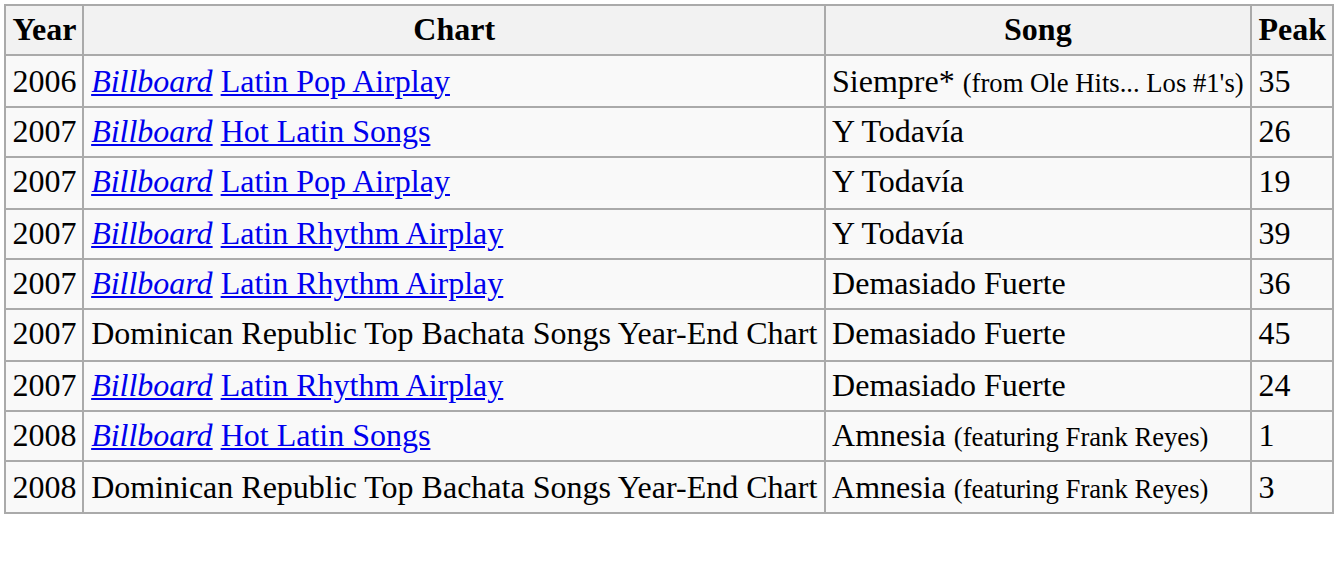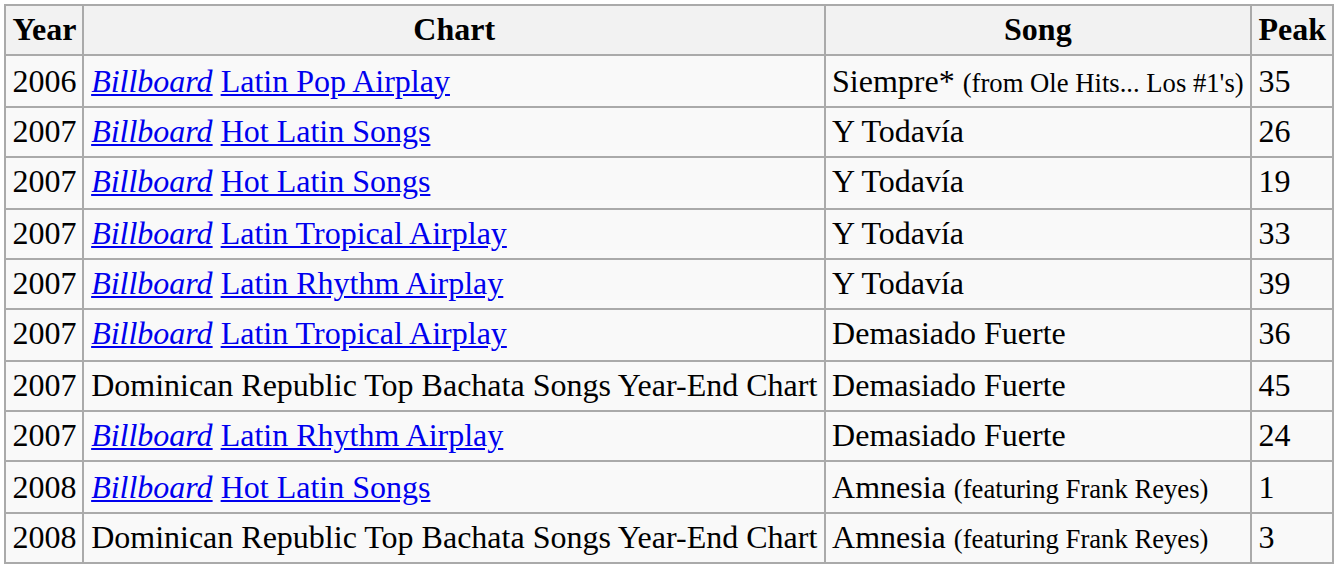(271, 182) Billboard Latin Pop Airplay -> (261, 182) Billboard Hot Latin Songs
+ row: (1274, 232)
(297, 283) Billboard Latin Rhythm Airplay -> (299, 334) Billboard Latin Tropical Airplay
